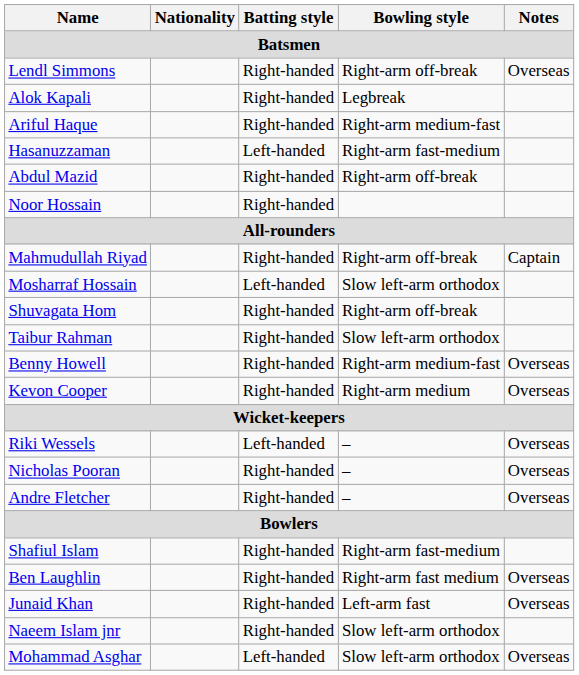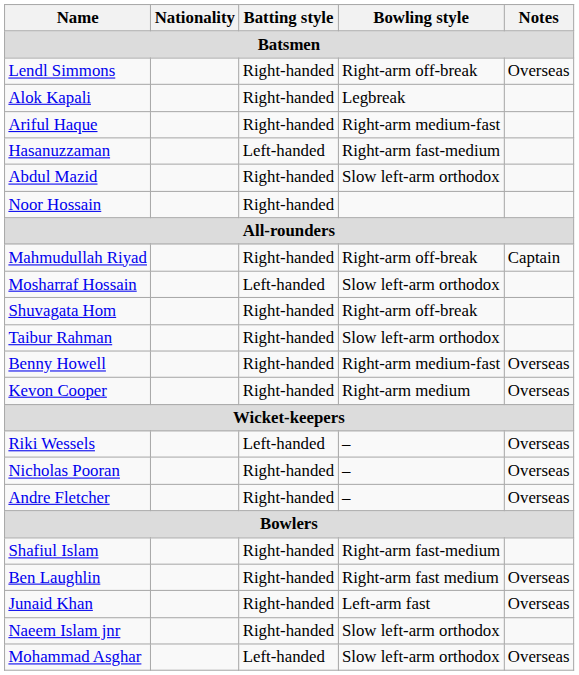(410, 177) Right-arm off-break -> (421, 177) Slow left-arm orthodox
